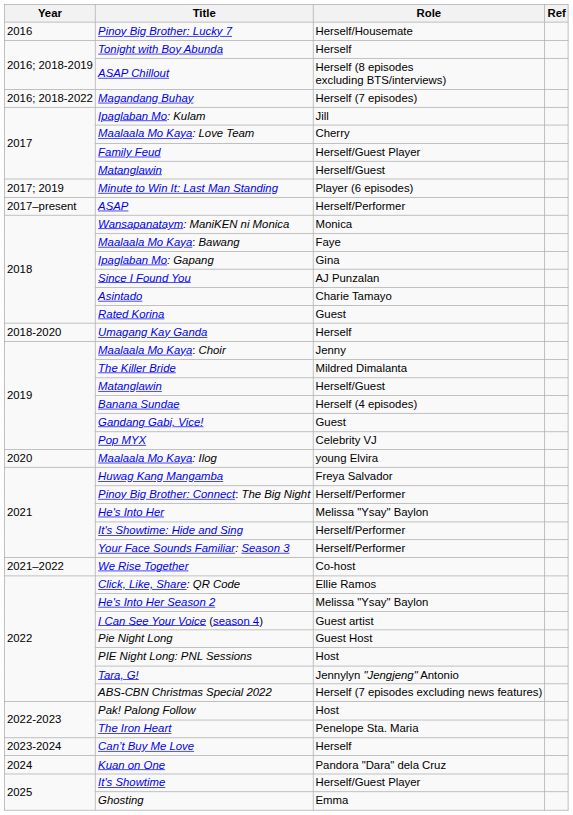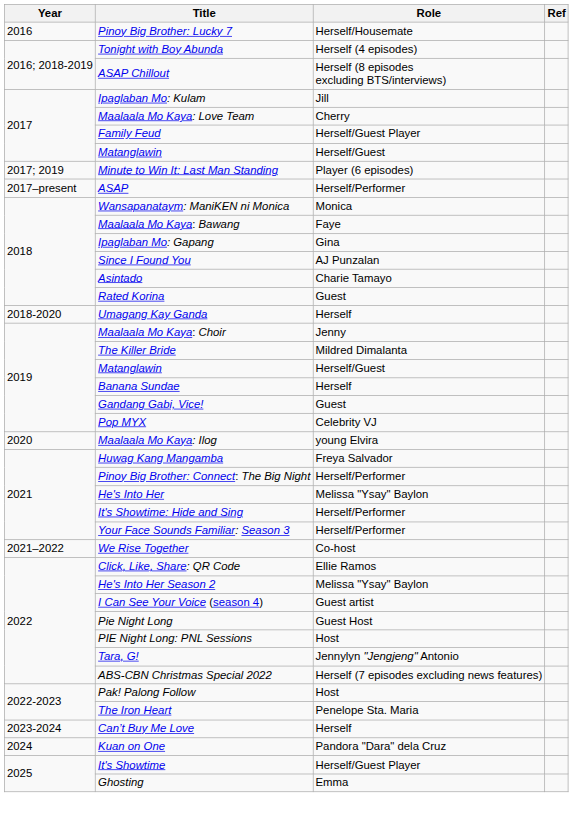(334, 49) Herself -> (366, 49) Herself (4 episodes)
- row: (50, 98)
(366, 404) Herself (4 episodes) -> (334, 386) Herself
